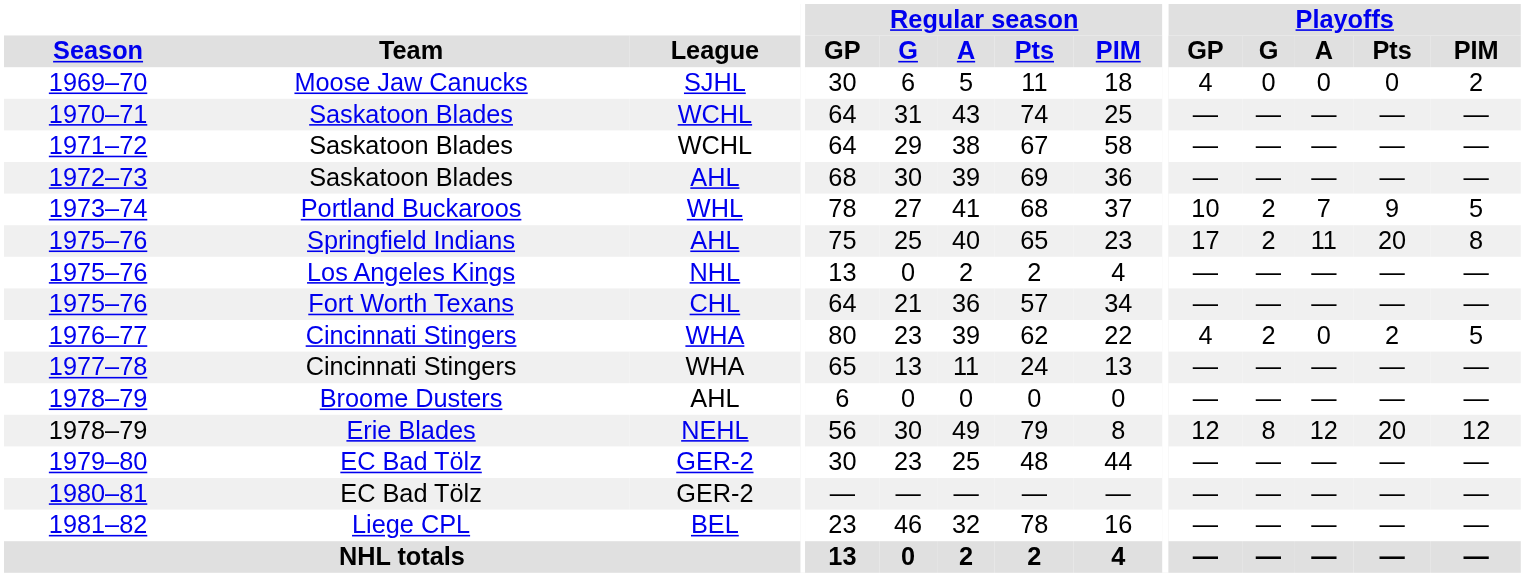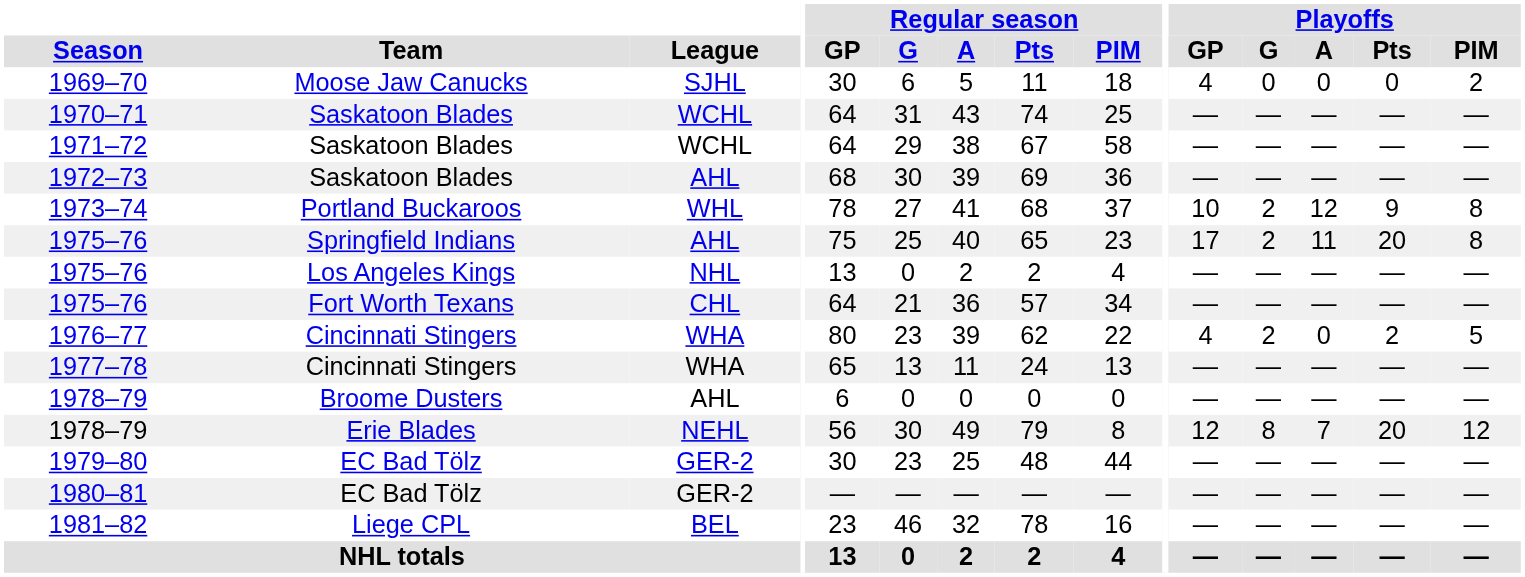(1324, 209) 7 -> (1324, 209) 12
(1476, 209) 5 -> (1476, 209) 8
(1324, 430) 12 -> (1324, 430) 7
